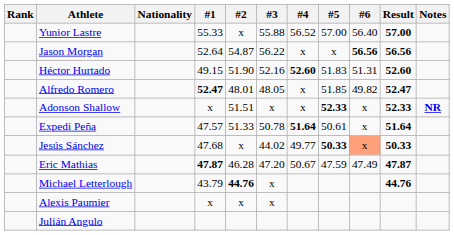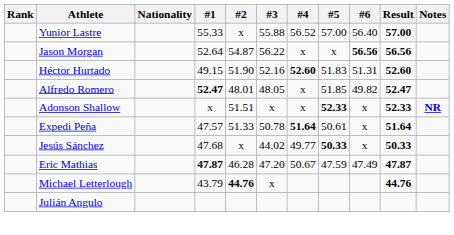(365, 145) lightsalmon background -> (365, 145) no background
- row: (74, 202)
